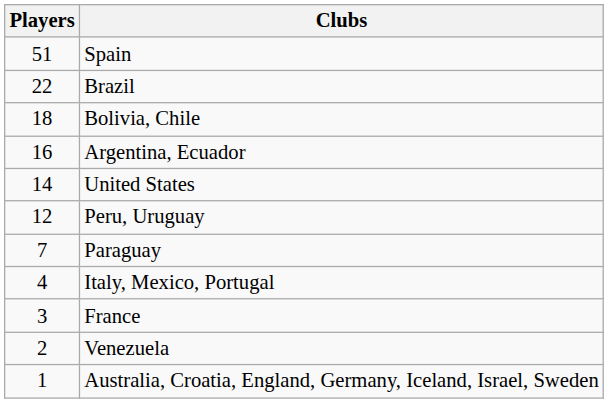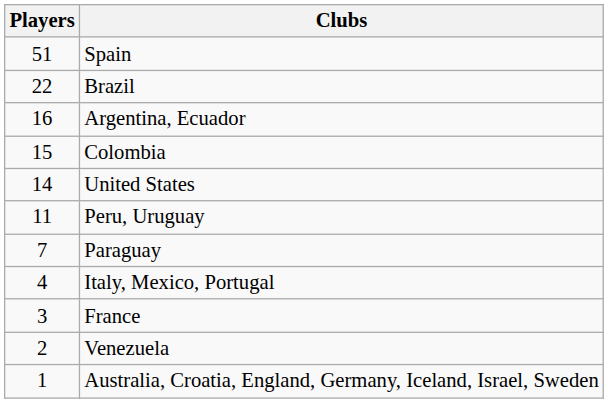- row: (142, 119)
+ row: (125, 151)
(42, 217) 12 -> (42, 217) 11
